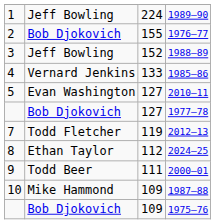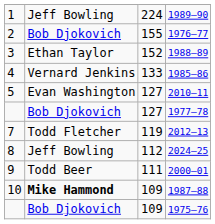(71, 53) Jeff Bowling -> (71, 53) Ethan Taylor
(71, 151) Ethan Taylor -> (71, 151) Jeff Bowling
(71, 190) normal -> (71, 190) bold
